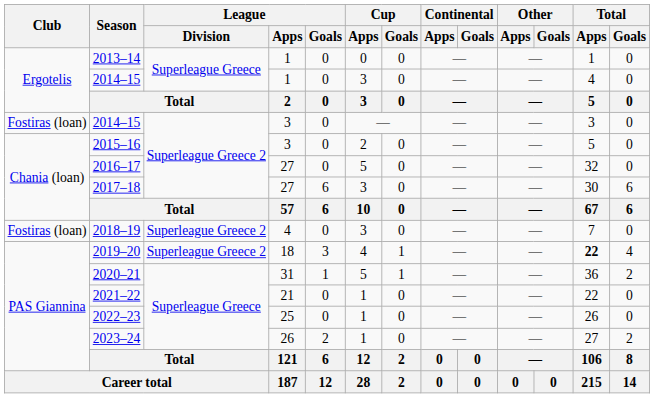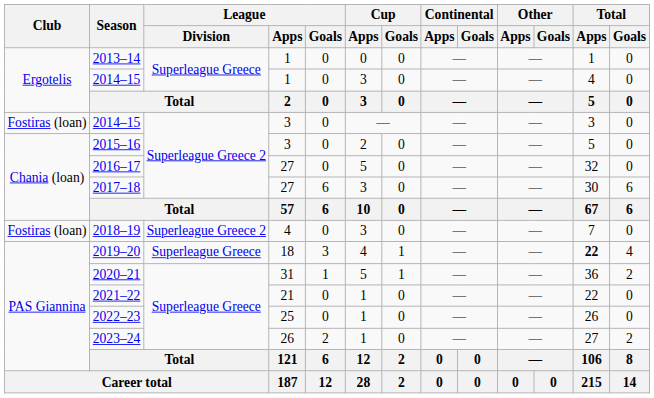(206, 252) Superleague Greece 2 -> (206, 252) Superleague Greece
